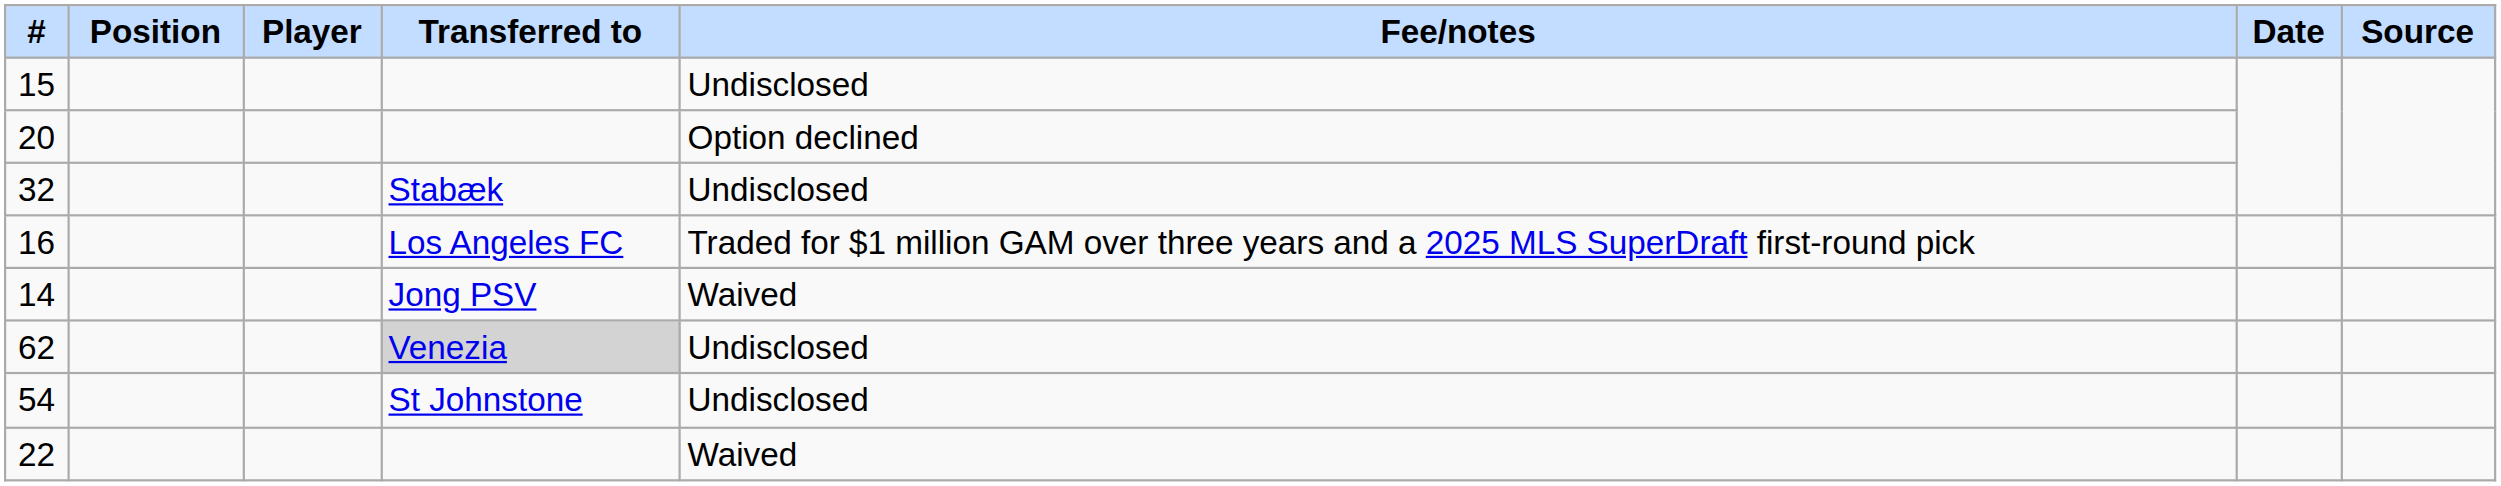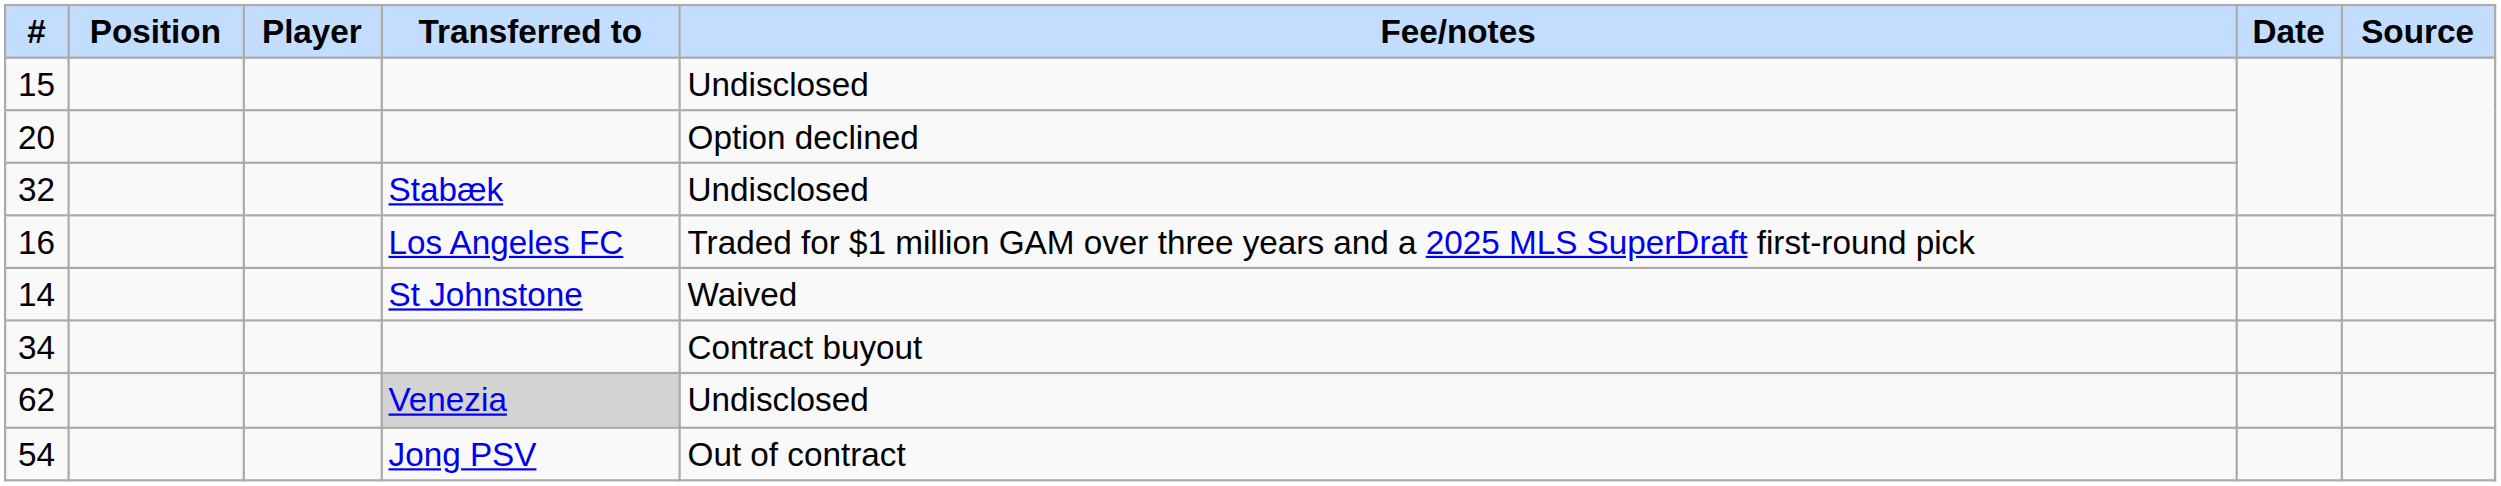(462, 295) Jong PSV -> (486, 295) St Johnstone
+ row: (36, 348)
(486, 401) St Johnstone -> (462, 453) Jong PSV
(778, 401) Undisclosed -> (797, 453) Out of contract
- row: (36, 453)
